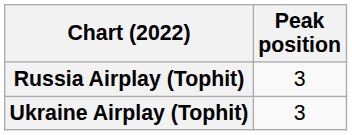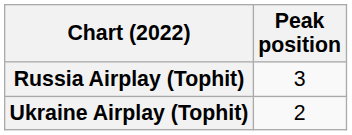(300, 112) 3 -> (300, 112) 2
